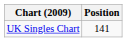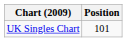(102, 28) 141 -> (102, 28) 101
